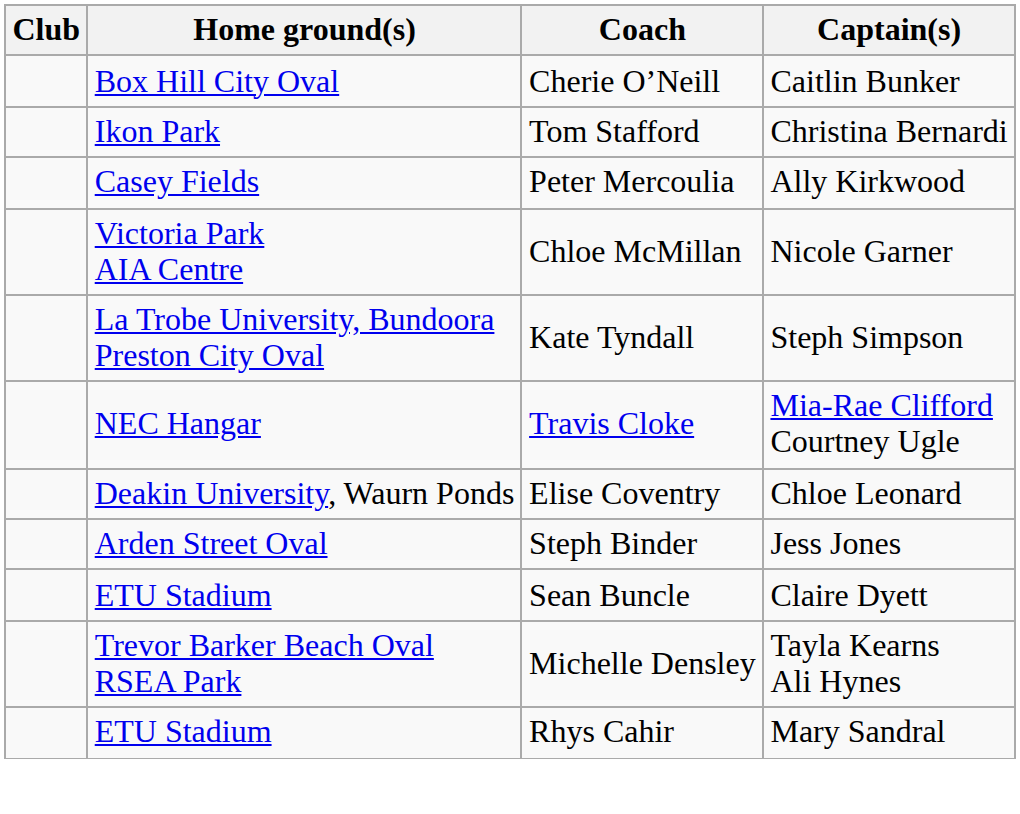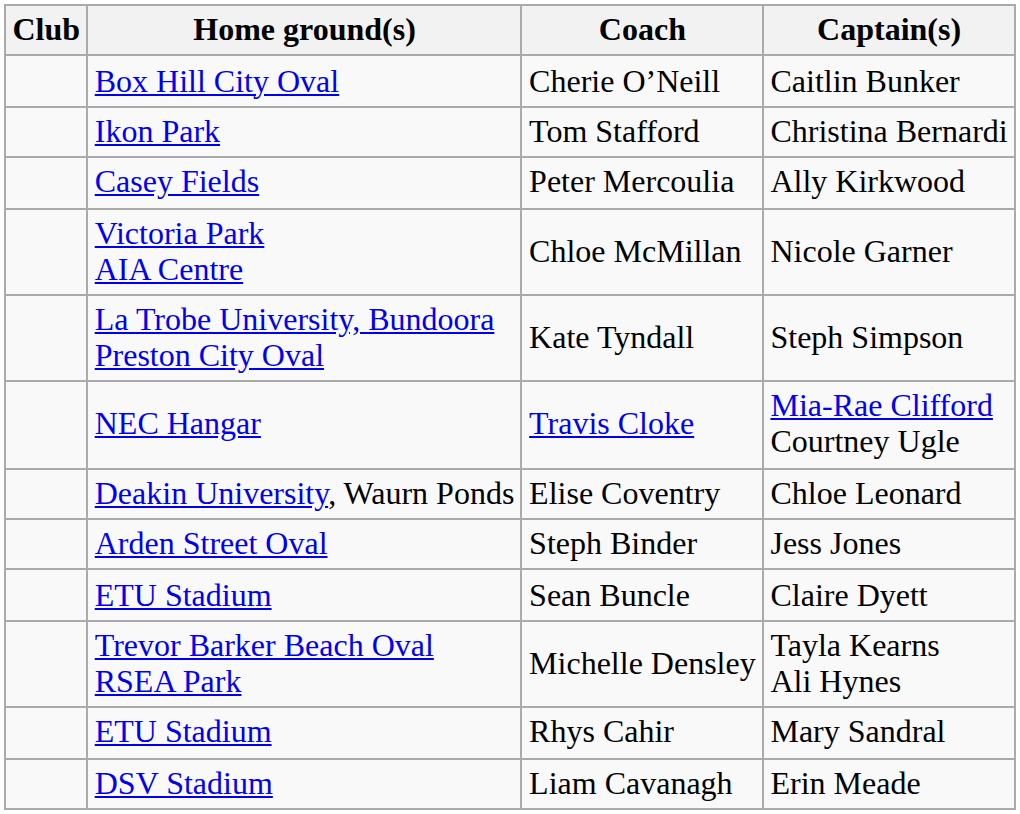+ row: (631, 782)
